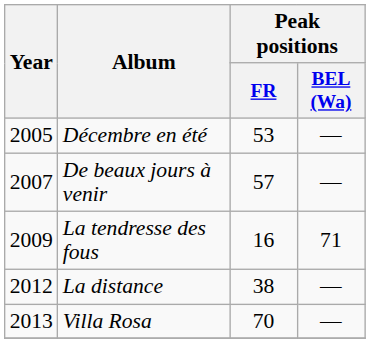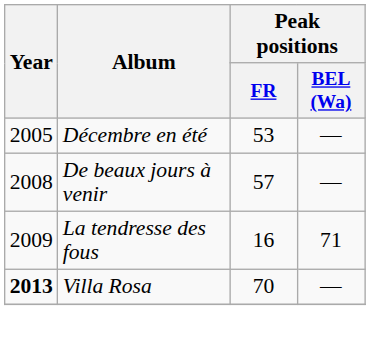(31, 181) 2007 -> (31, 181) 2008
- row: (113, 286)
(31, 320) normal -> (31, 286) bold
